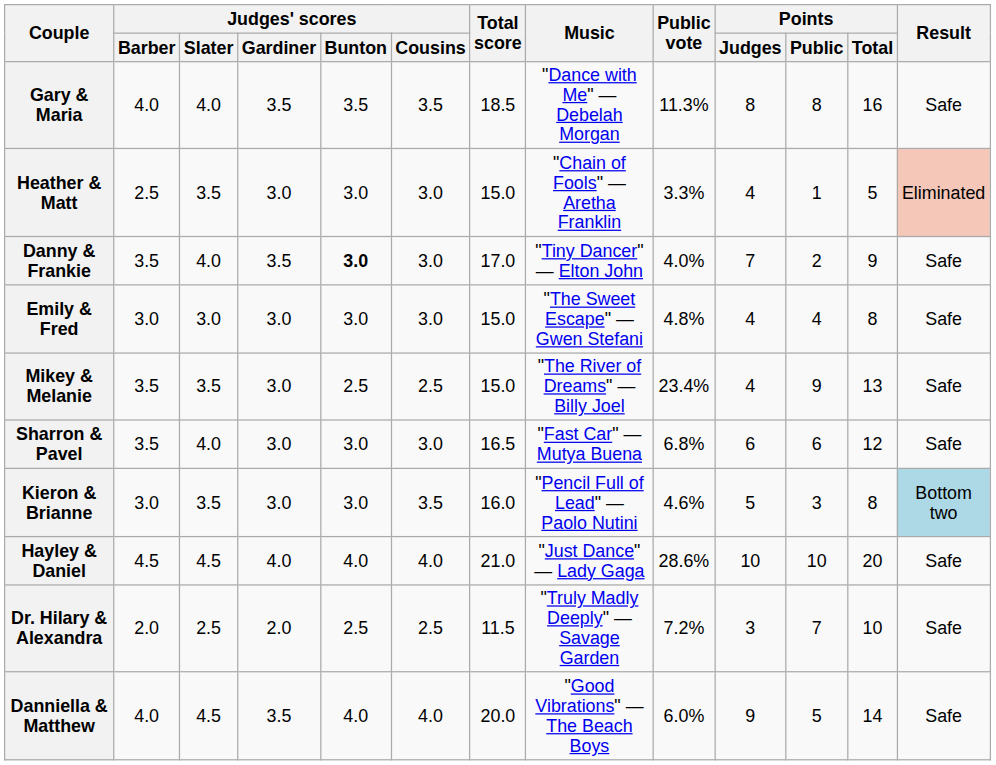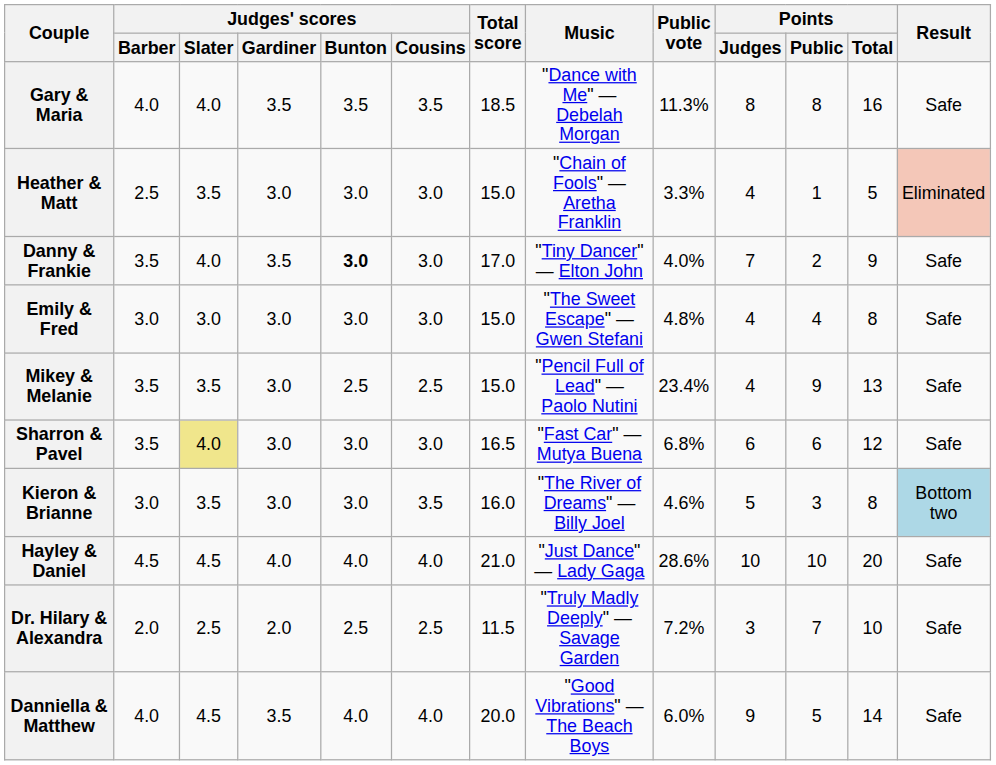(589, 387) "The River of Dreams" — Billy Joel -> (589, 387) "Pencil Full of Lead" — Paolo Nutini
(209, 445) no background -> (209, 445) khaki background
(589, 503) "Pencil Full of Lead" — Paolo Nutini -> (589, 503) "The River of Dreams" — Billy Joel
